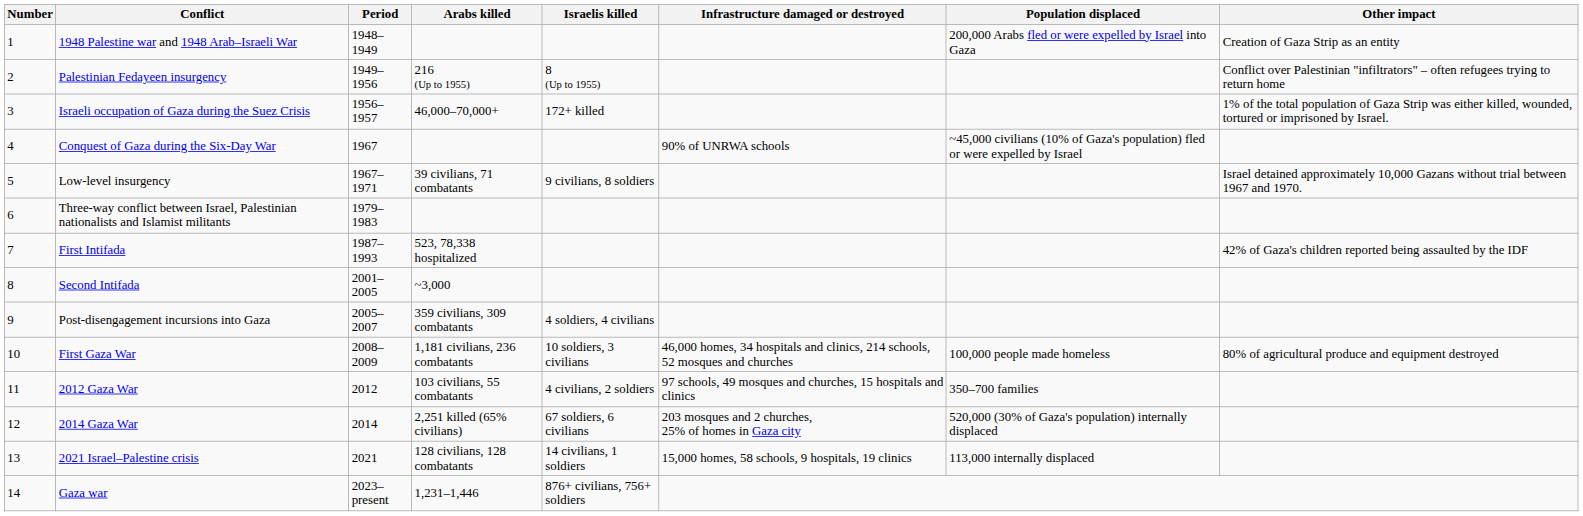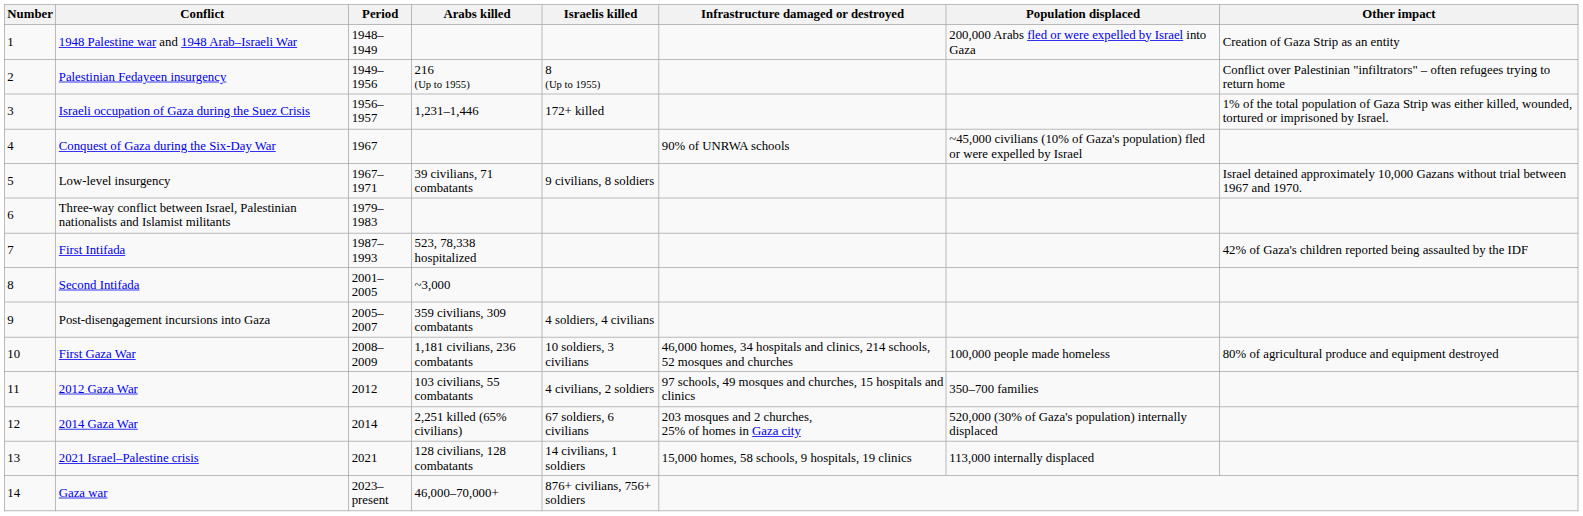(457, 111) 46,000–70,000+ -> (447, 111) 1,231–1,446
(447, 493) 1,231–1,446 -> (457, 493) 46,000–70,000+
